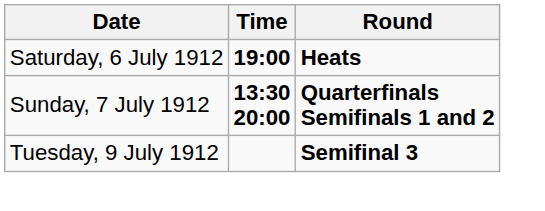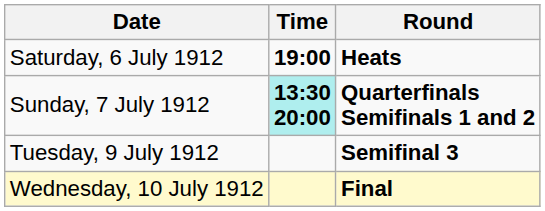(262, 105) no background -> (302, 105) paleturquoise background
+ row: (137, 188)
